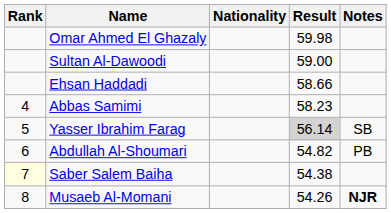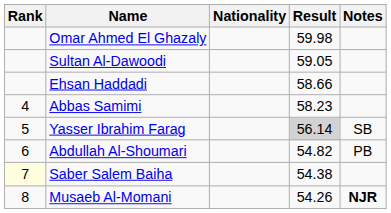(315, 61) 59.00 -> (315, 61) 59.05
